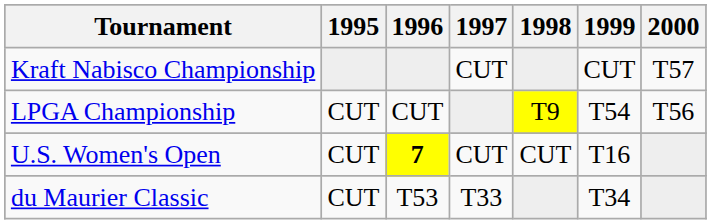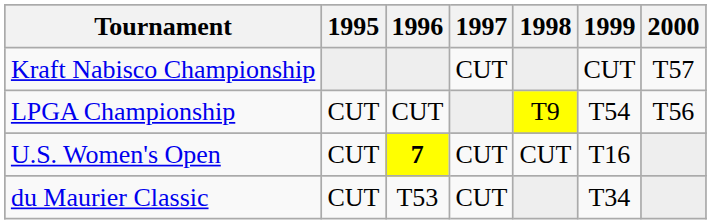(481, 197) T33 -> (481, 197) CUT
